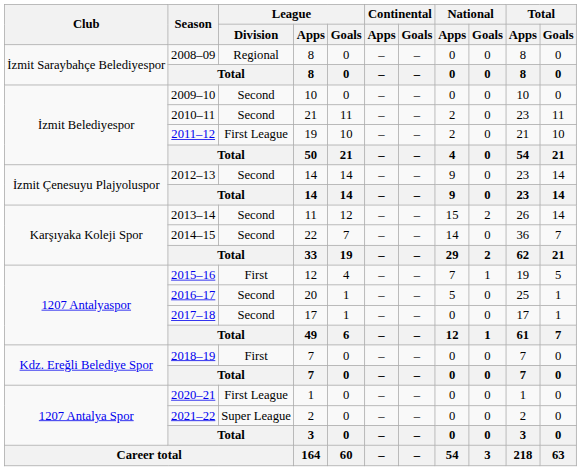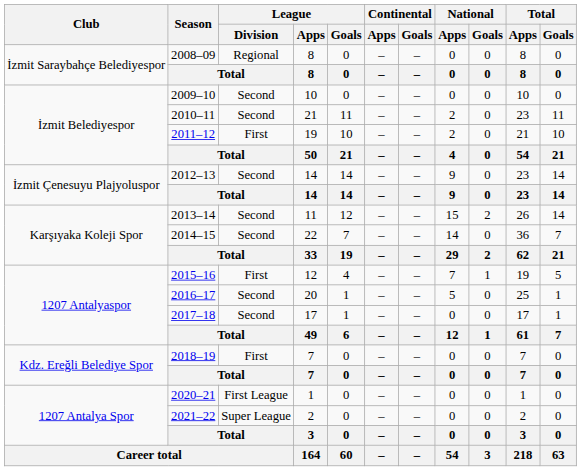(256, 134) First League -> (256, 134) First
